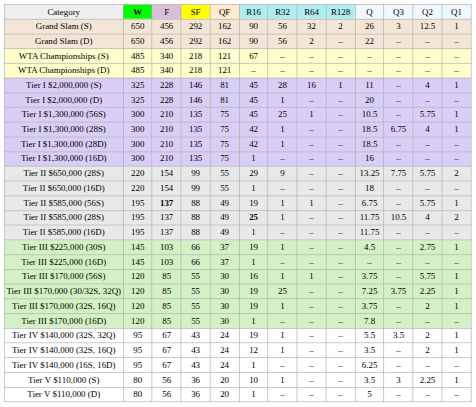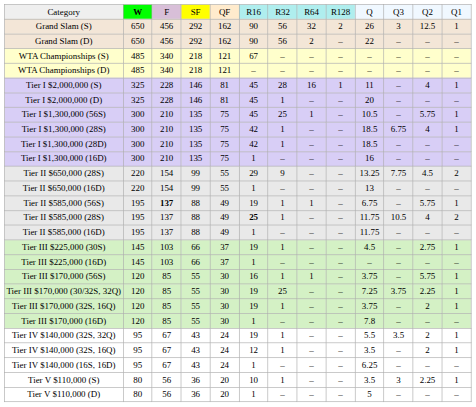(428, 174) 5.75 -> (428, 174) 4.5
(370, 188) 18 -> (370, 188) 13
